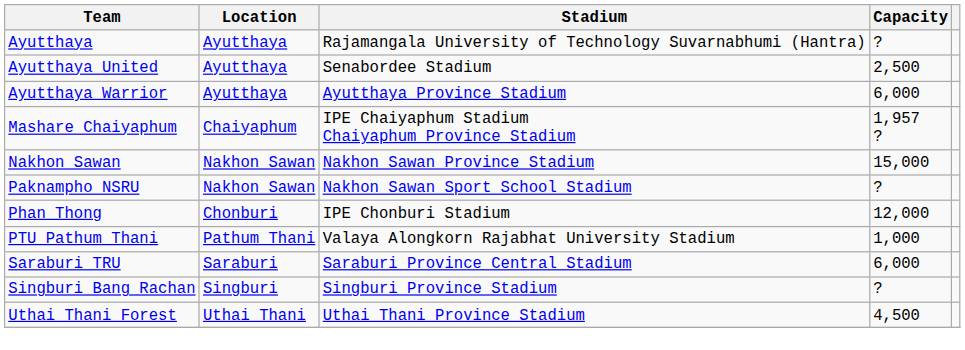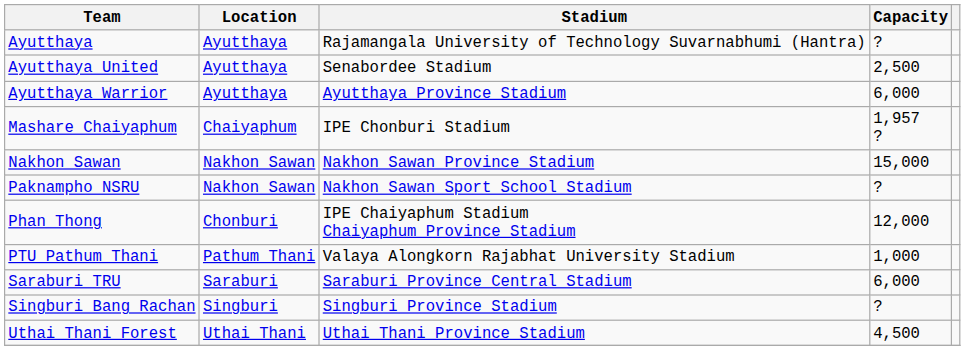(449, 128) IPE Chaiyaphum Stadium Chaiyaphum Province Stadium -> (416, 128) IPE Chonburi Stadium
(416, 213) IPE Chonburi Stadium -> (449, 222) IPE Chaiyaphum Stadium Chaiyaphum Province Stadium
